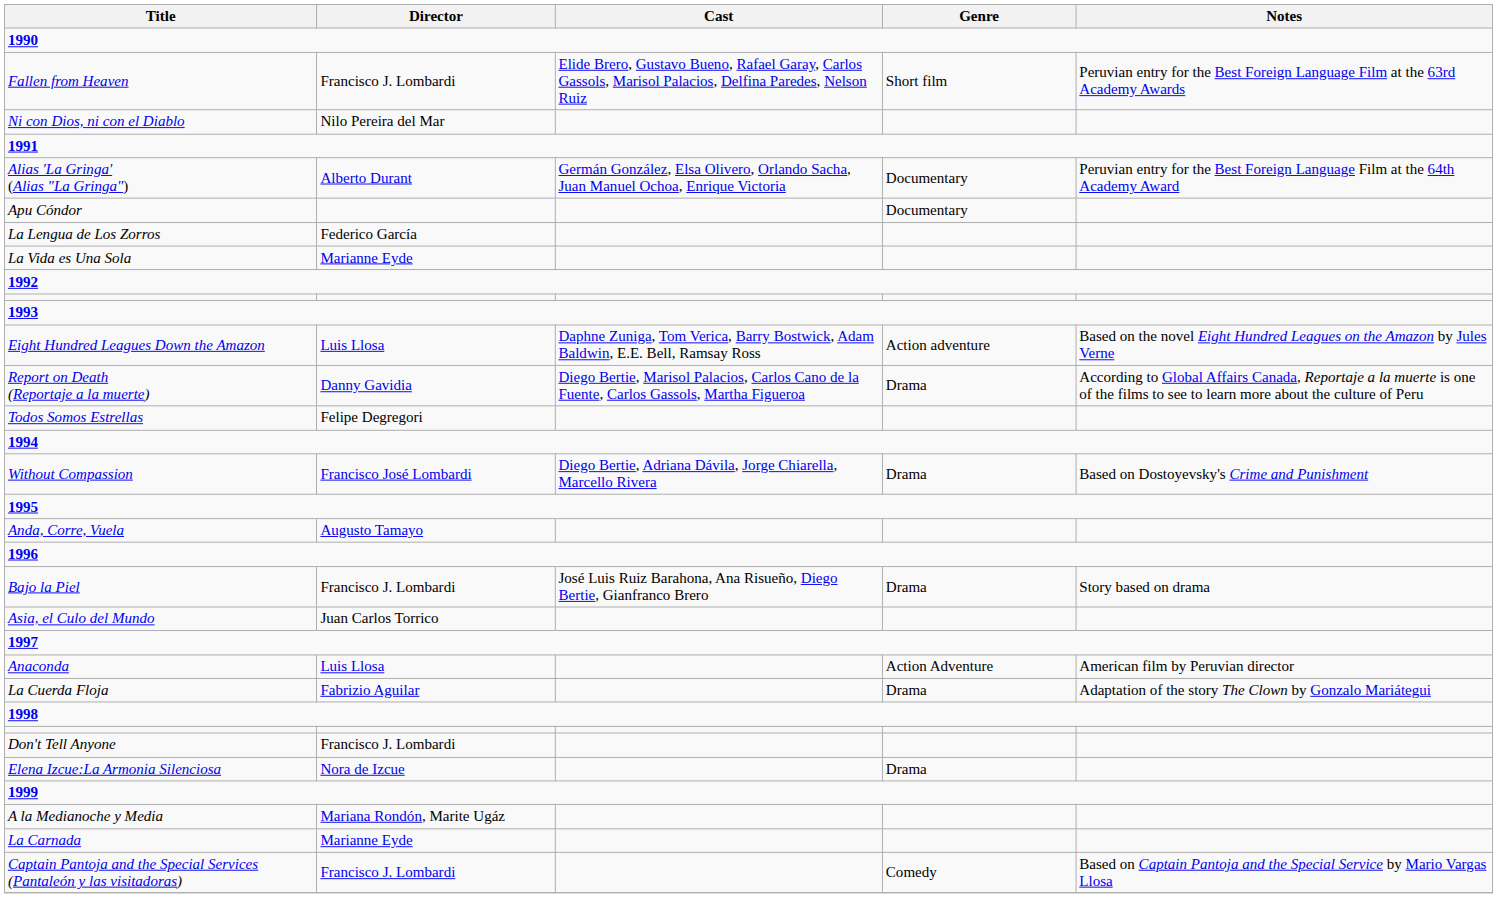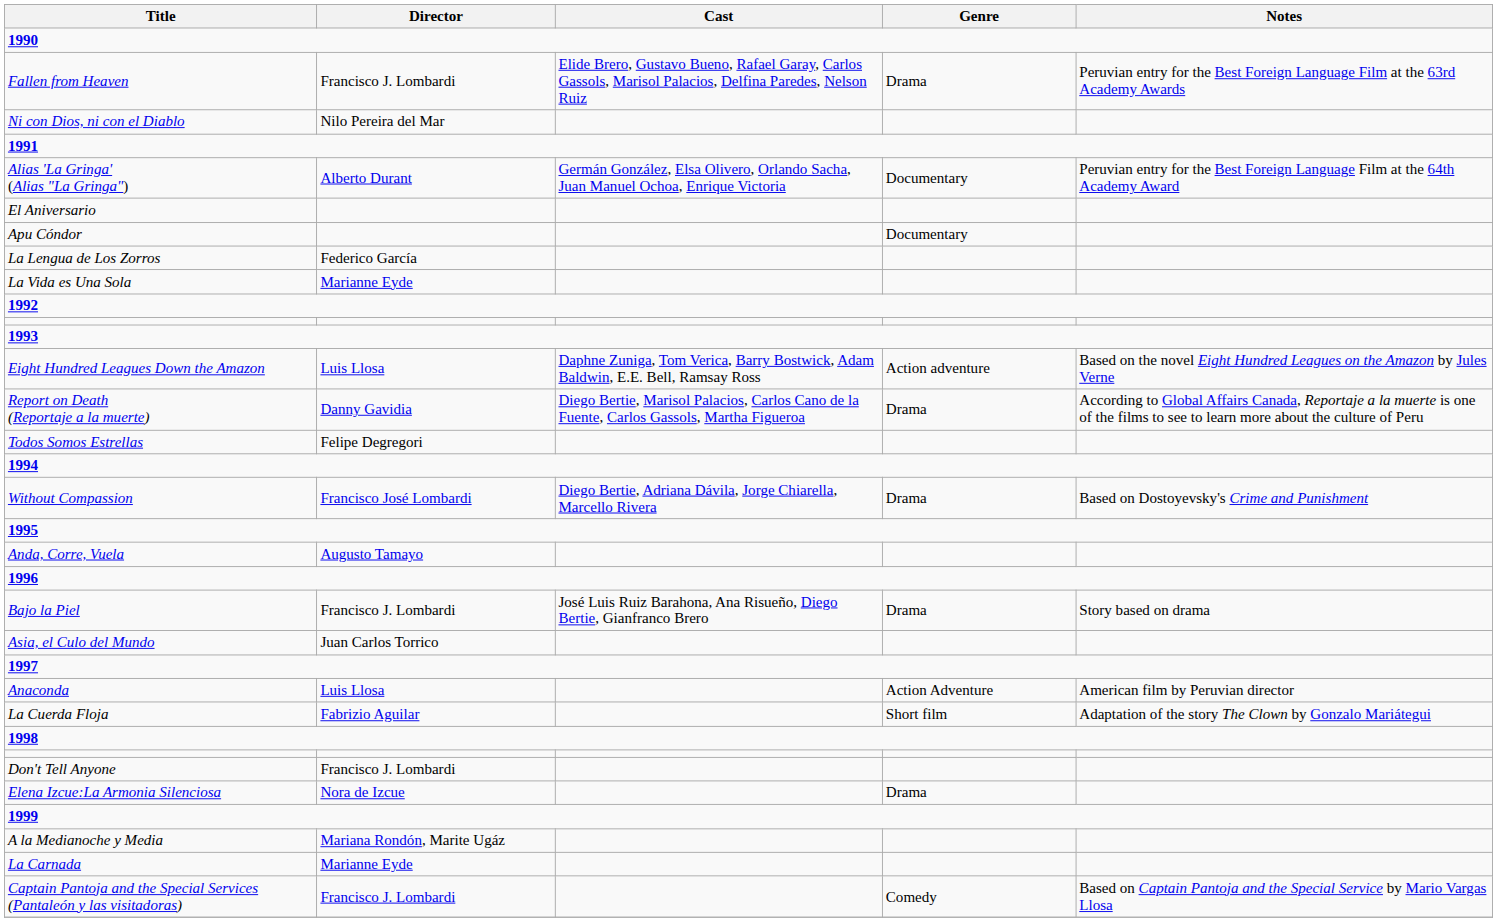(917, 81) Short film -> (906, 81) Drama
+ row: (52, 210)
(906, 690) Drama -> (917, 714) Short film
